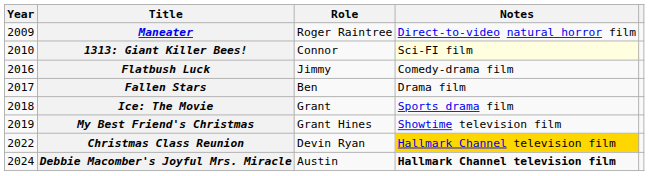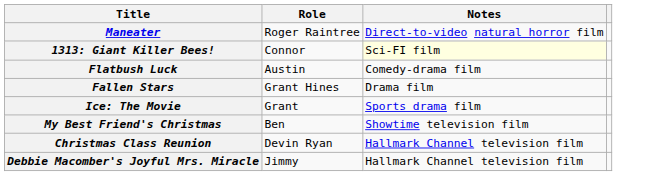- column: (21, 14)
(314, 69) Jimmy -> (285, 69) Austin
(307, 87) Ben -> (302, 87) Grant Hines
(335, 124) Grant Hines -> (275, 124) Ben
(507, 143) gold background -> (474, 143) no background
(318, 161) Austin -> (281, 161) Jimmy
(507, 161) bold -> (474, 161) normal
